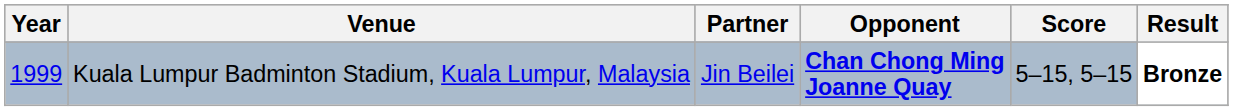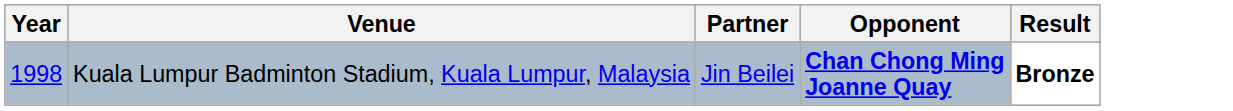- column: (1074, 24)
(36, 73) 1999 -> (36, 73) 1998
